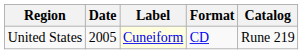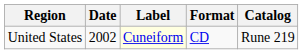(103, 37) 2005 -> (103, 37) 2002
